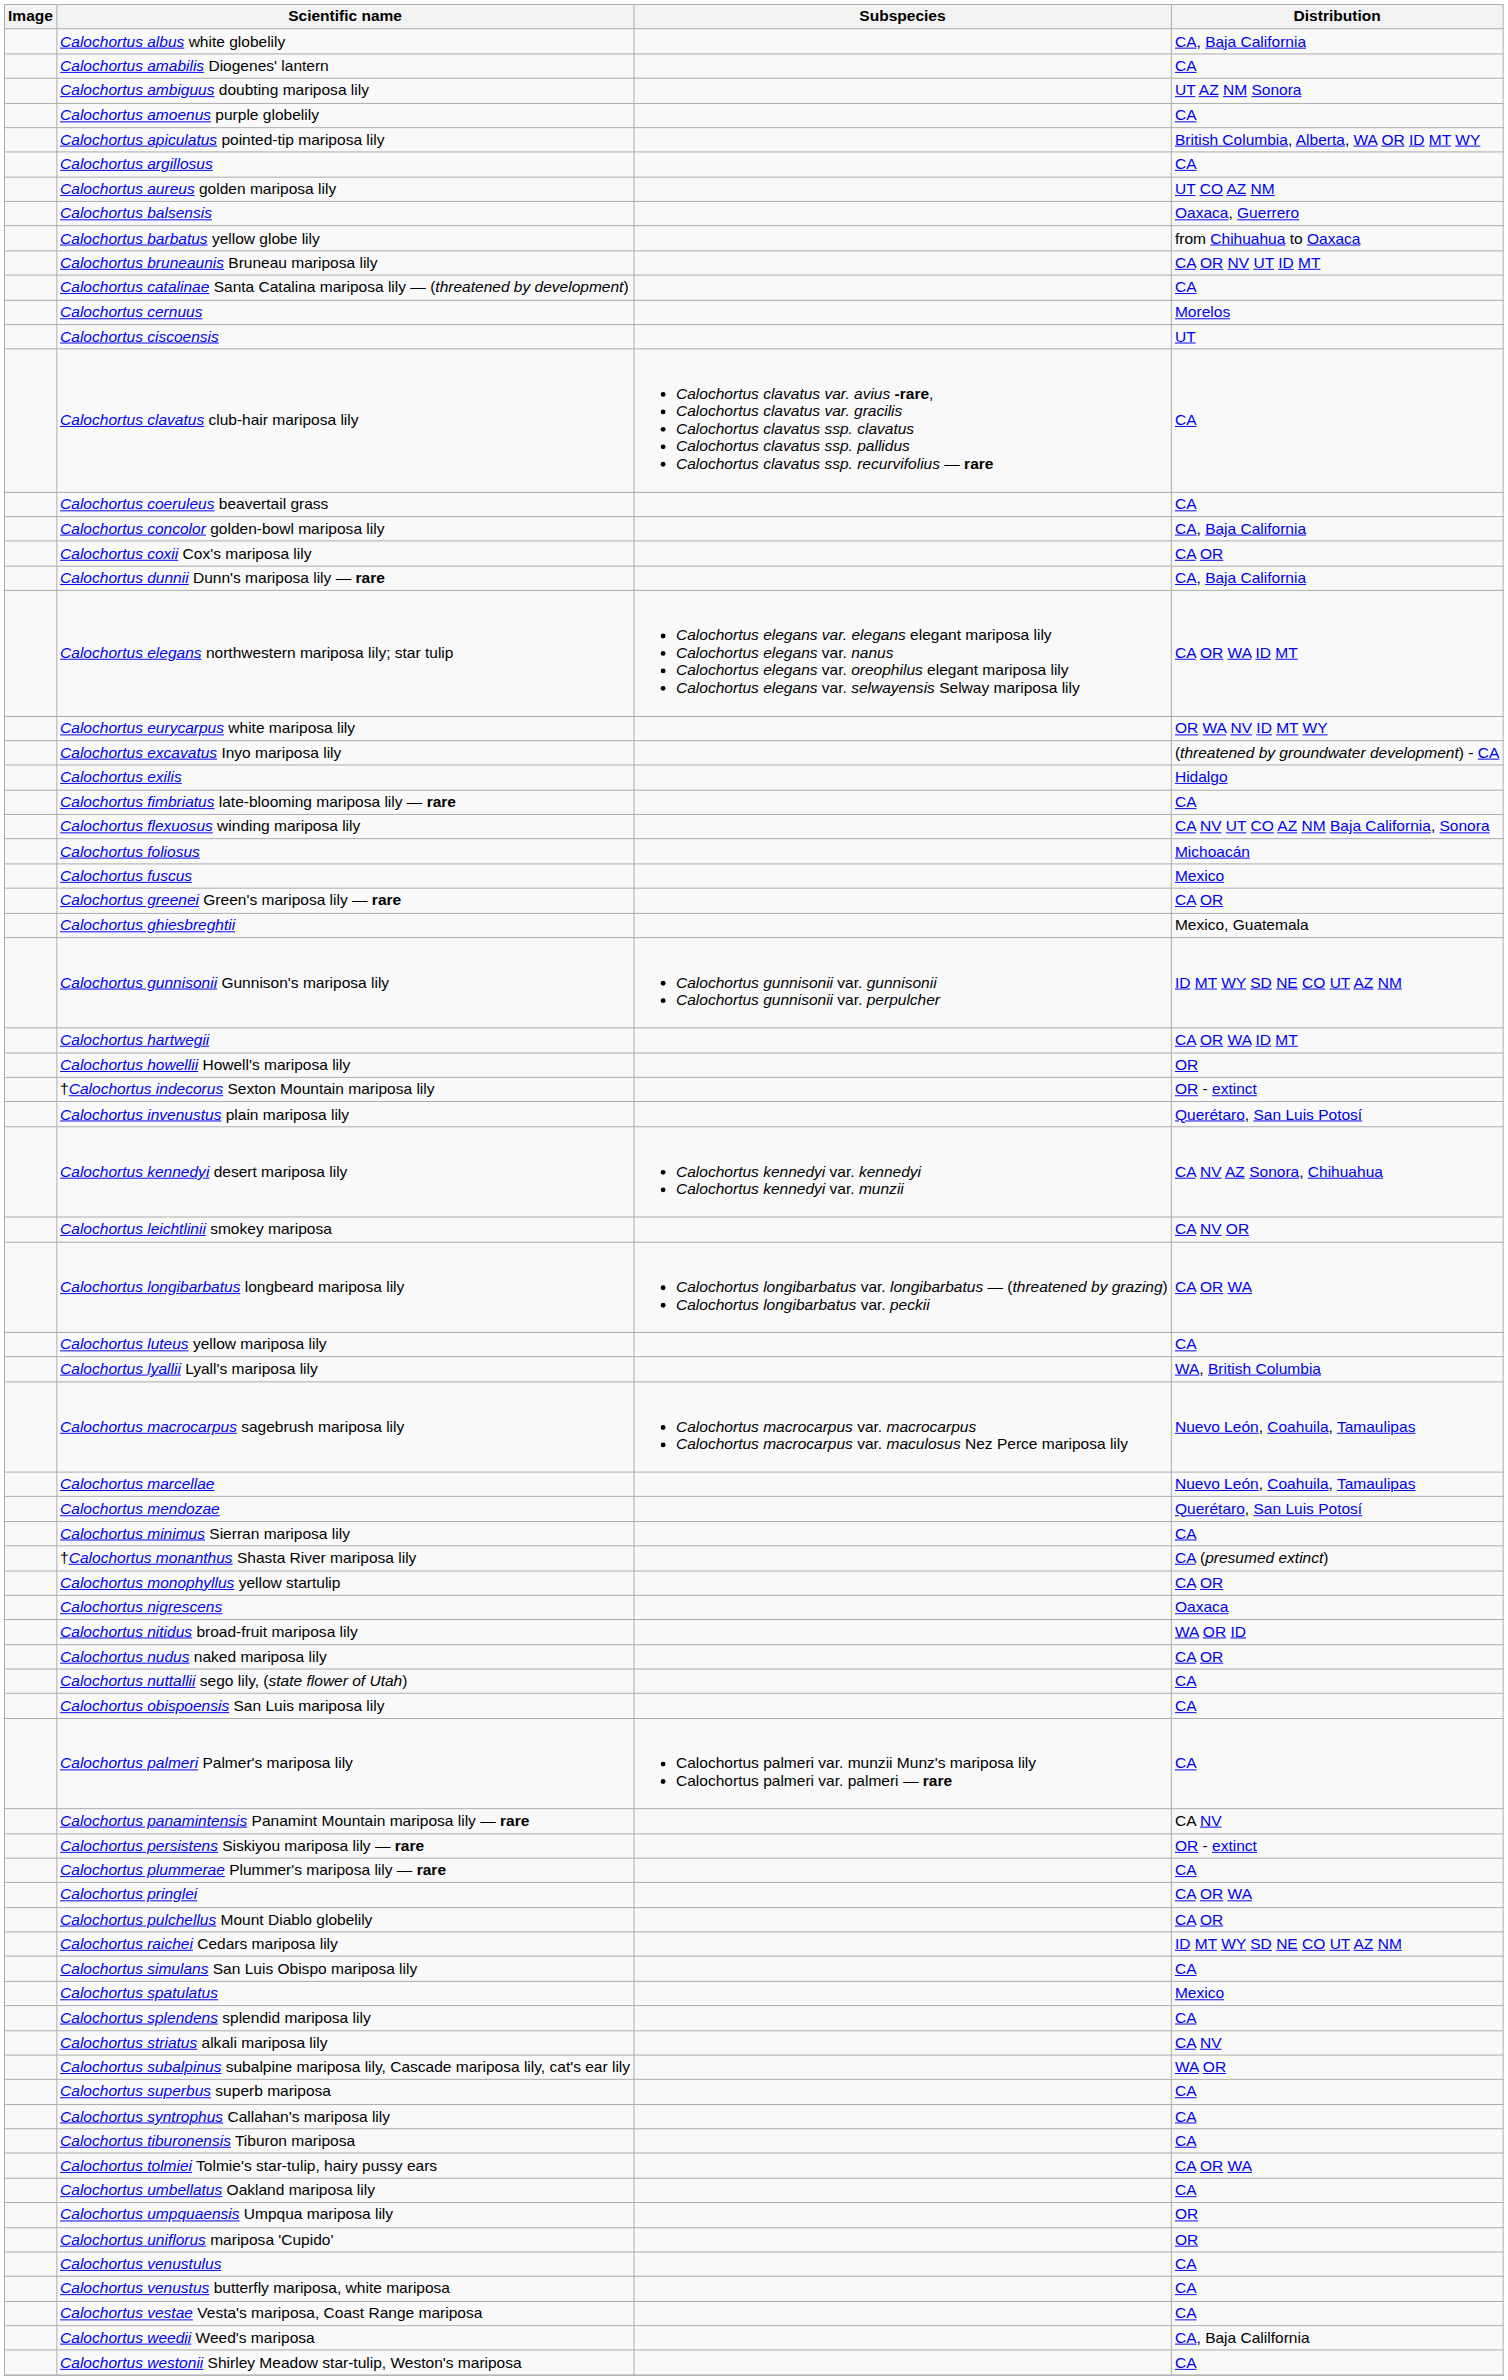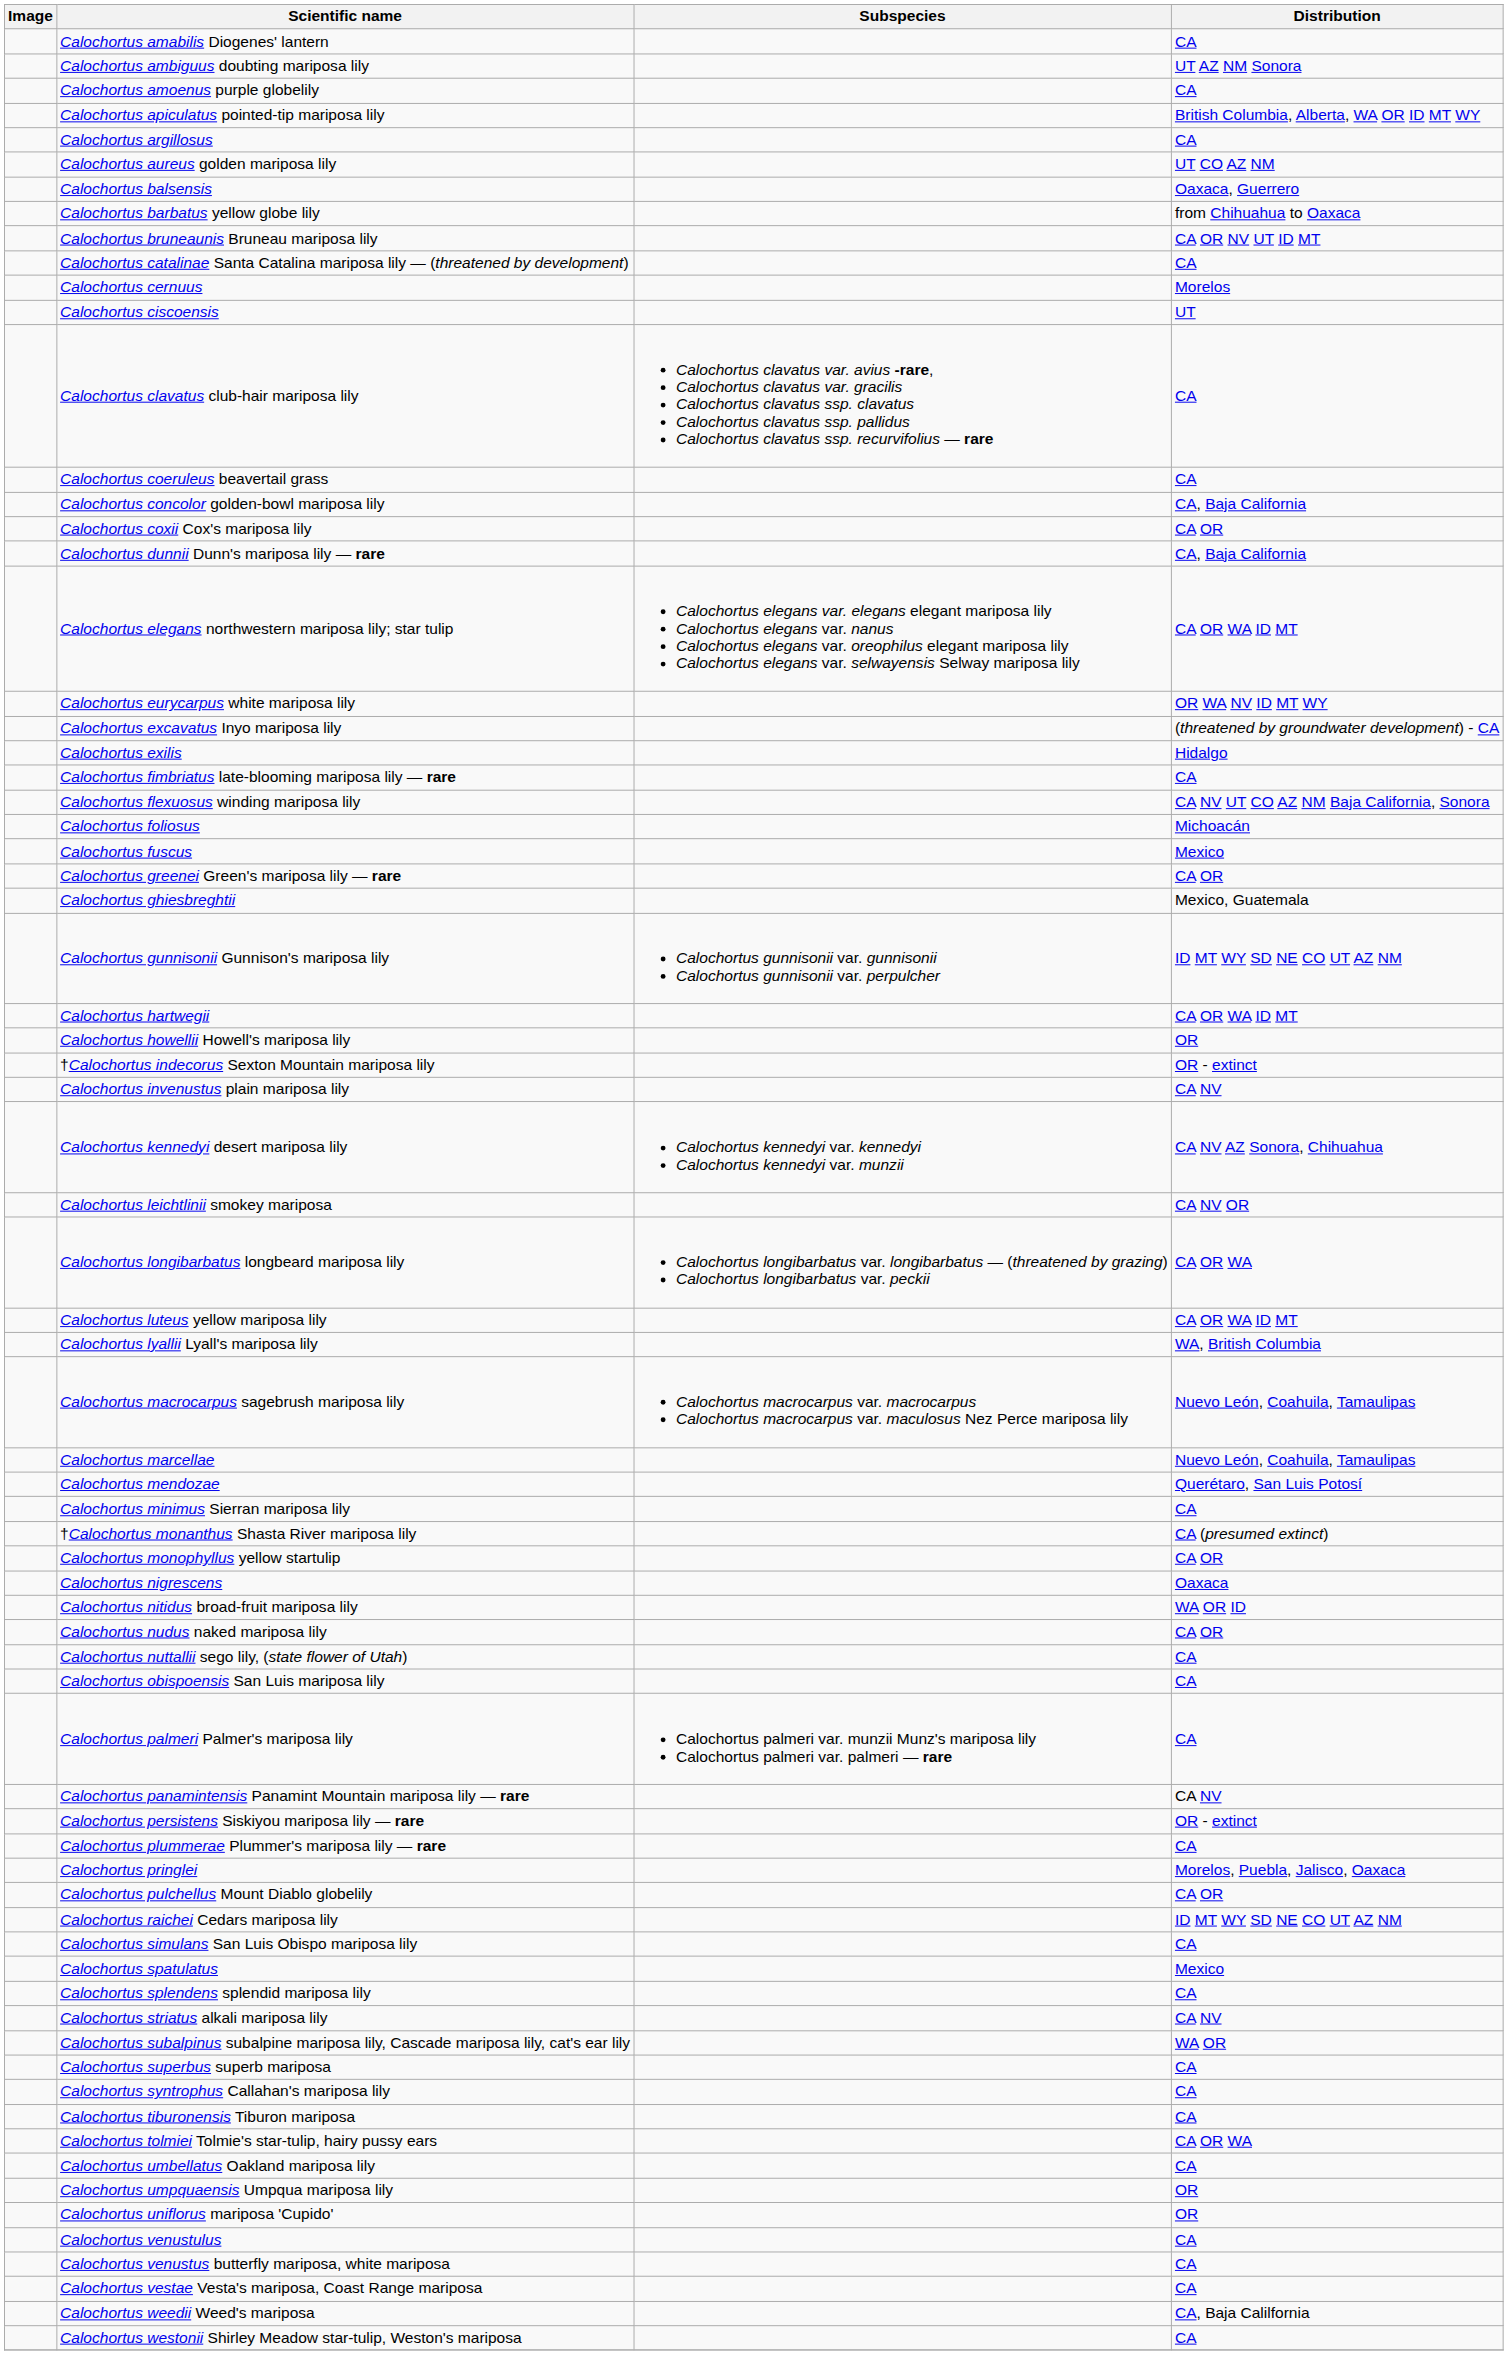- row: (173, 41)
(1269, 1114) Querétaro, San Luis Potosí -> (1198, 1089) CA NV
(1186, 1344) CA -> (1236, 1320) CA OR WA ID MT
(1213, 1894) CA OR WA -> (1290, 1870) Morelos, Puebla, Jalisco, Oaxaca
